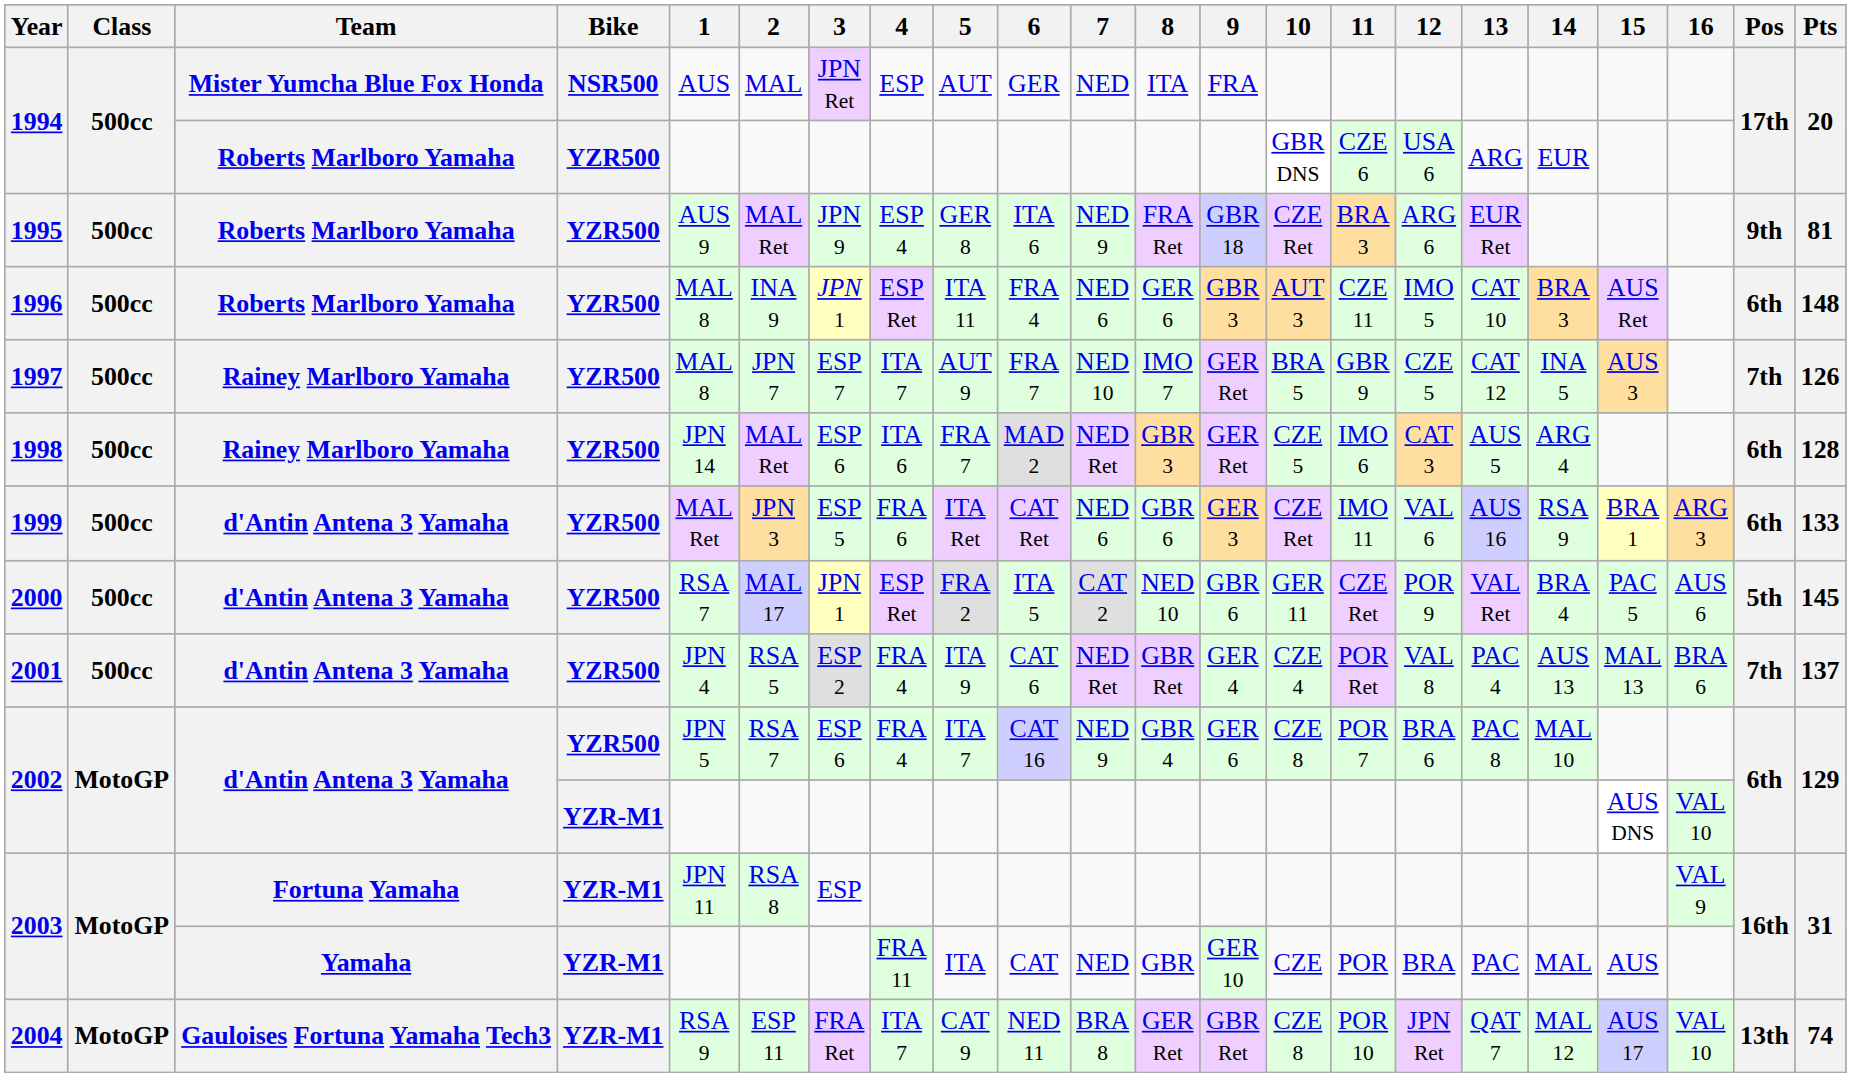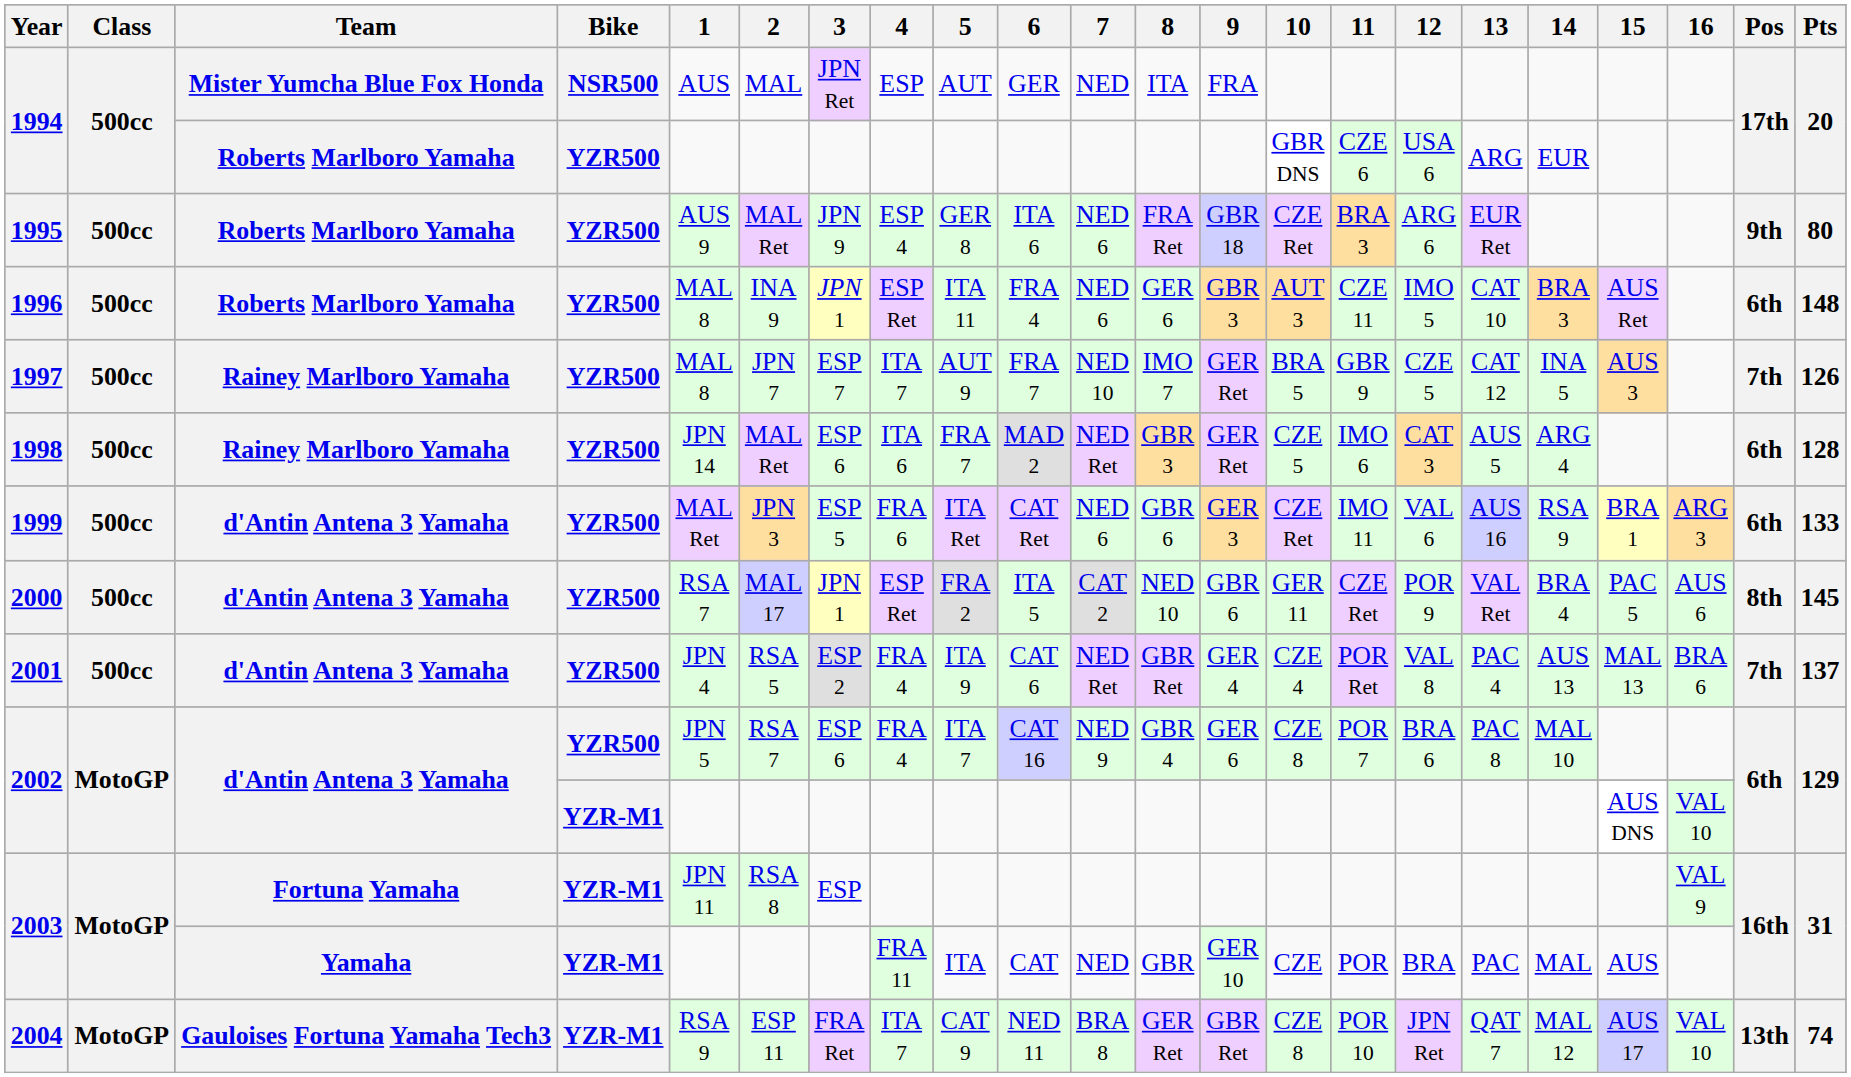(1103, 230) NED 9 -> (1103, 230) NED 6
(1820, 230) 81 -> (1820, 230) 80
(1764, 596) 5th -> (1764, 596) 8th
